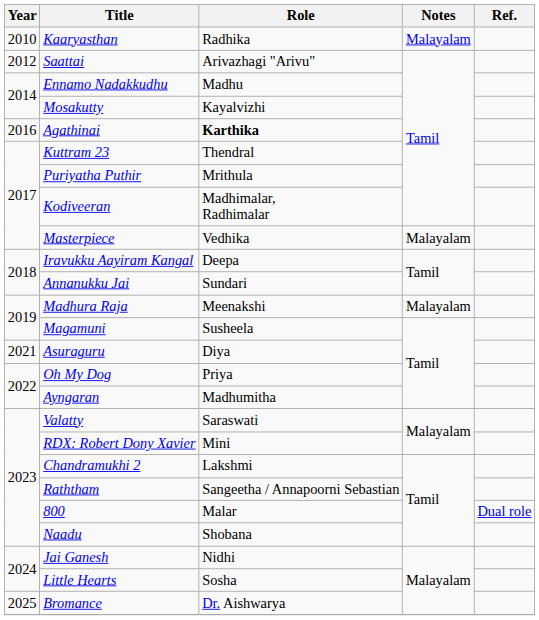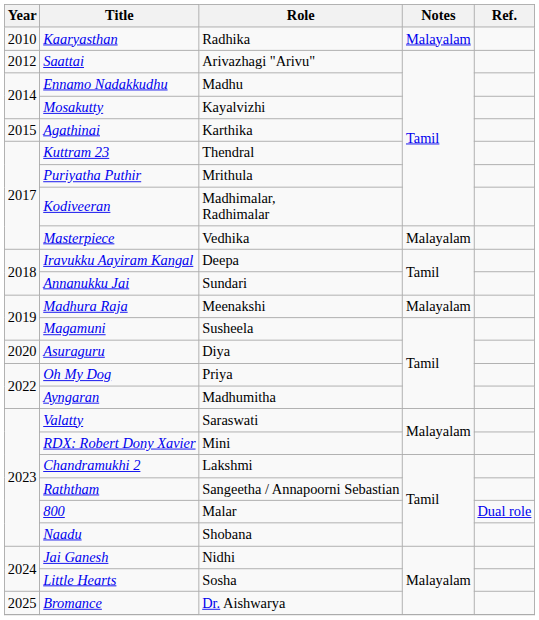(22, 130) 2016 -> (22, 130) 2015
(231, 130) bold -> (227, 130) normal
(22, 351) 2021 -> (22, 351) 2020
